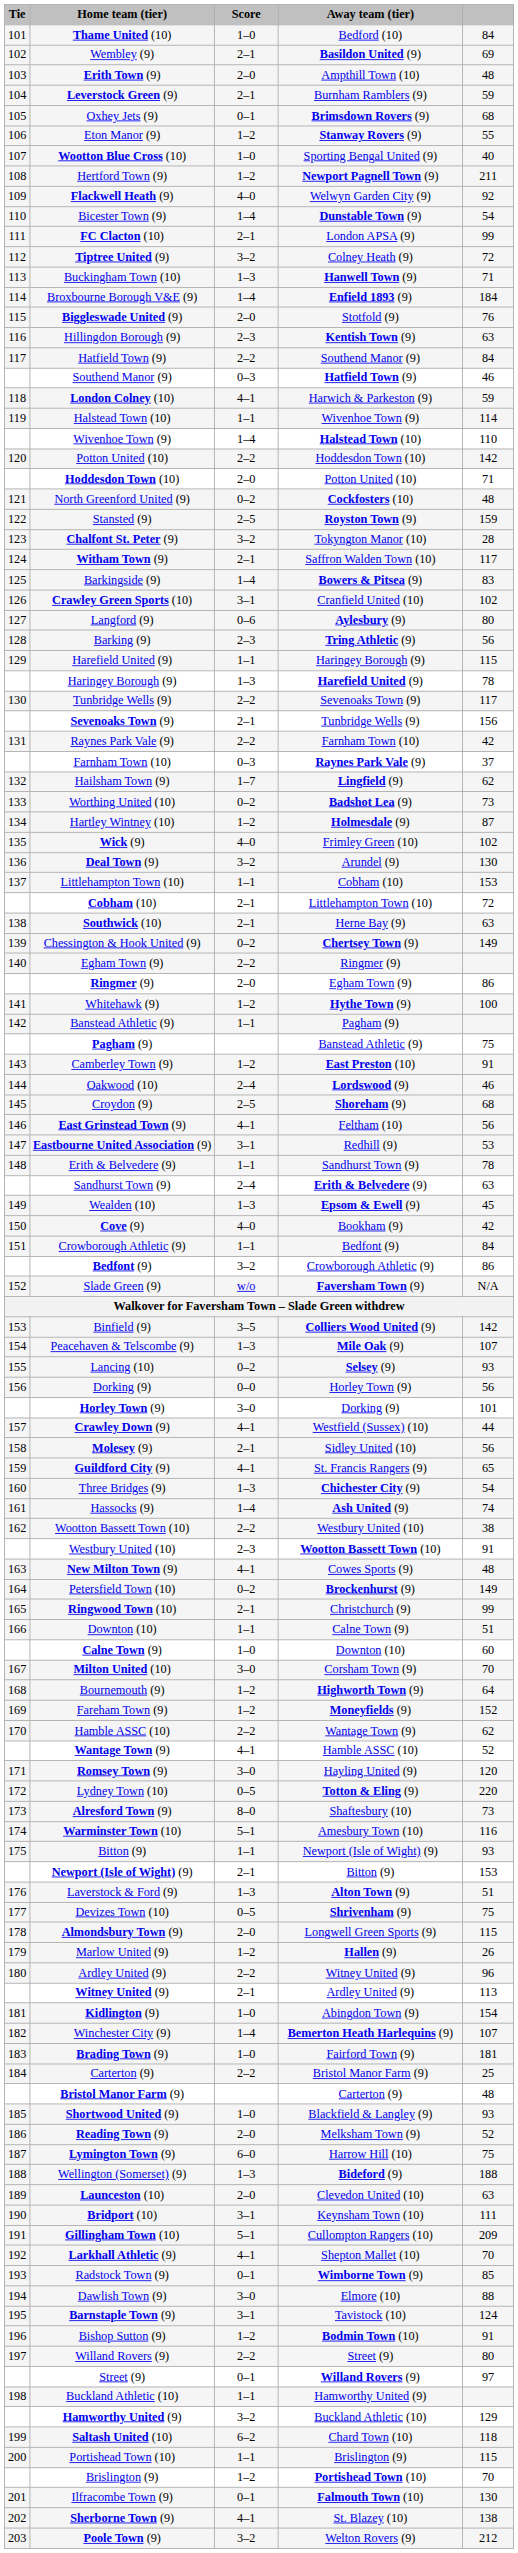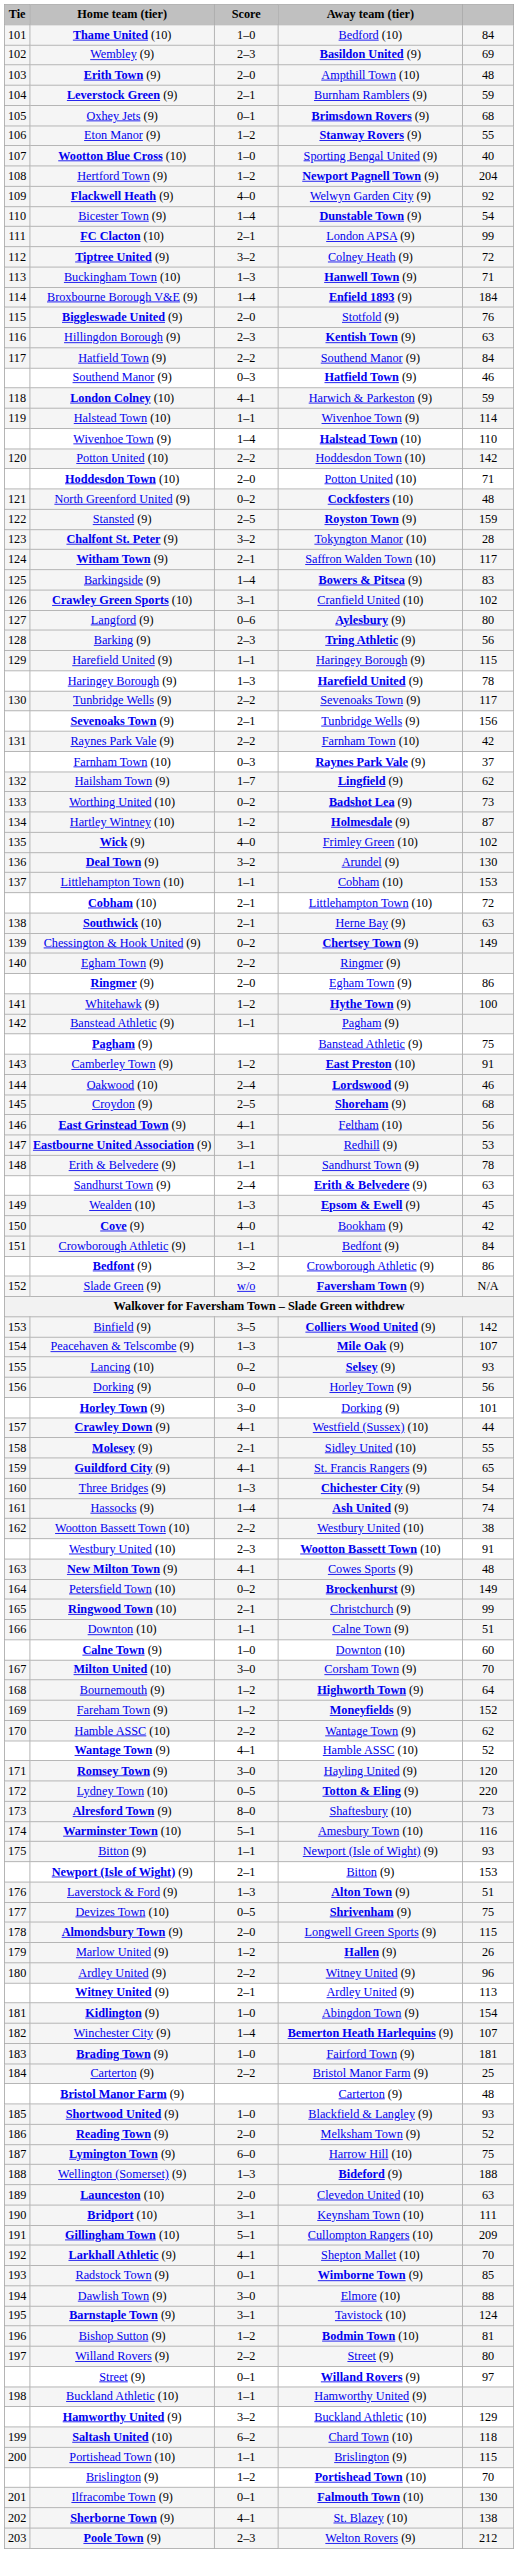(246, 55) 2–1 -> (246, 55) 2–3
(488, 176) 211 -> (488, 176) 204
(488, 1448) 56 -> (488, 1448) 55
(488, 2336) 91 -> (488, 2336) 81
(246, 2538) 3–2 -> (246, 2538) 2–3
